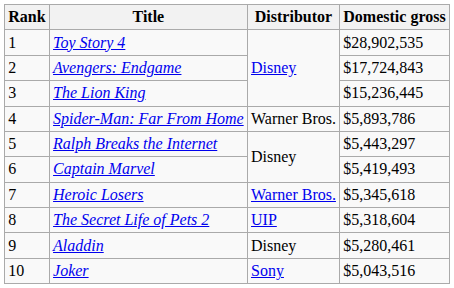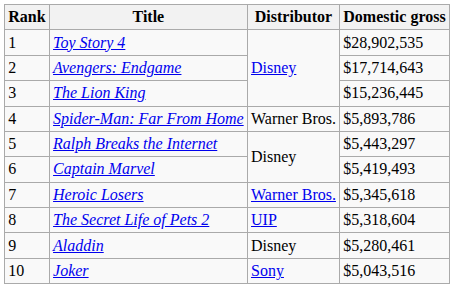(383, 67) $17,724,843 -> (383, 67) $17,714,643
